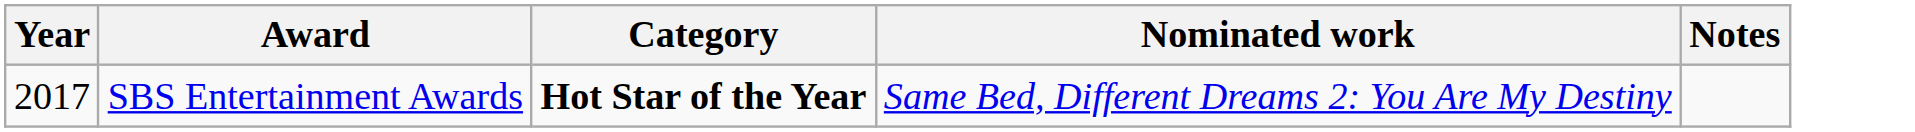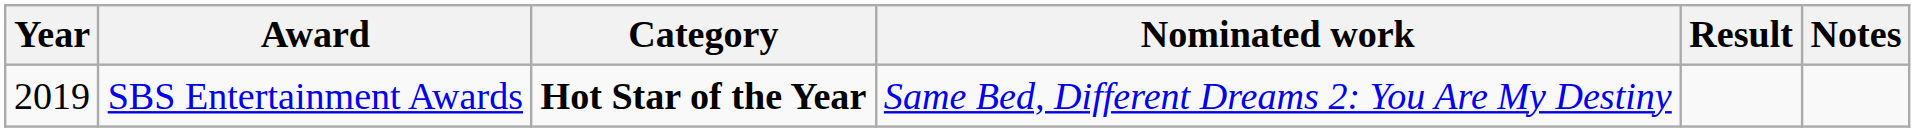+ column: (1741, 34)
(52, 95) 2017 -> (52, 95) 2019
